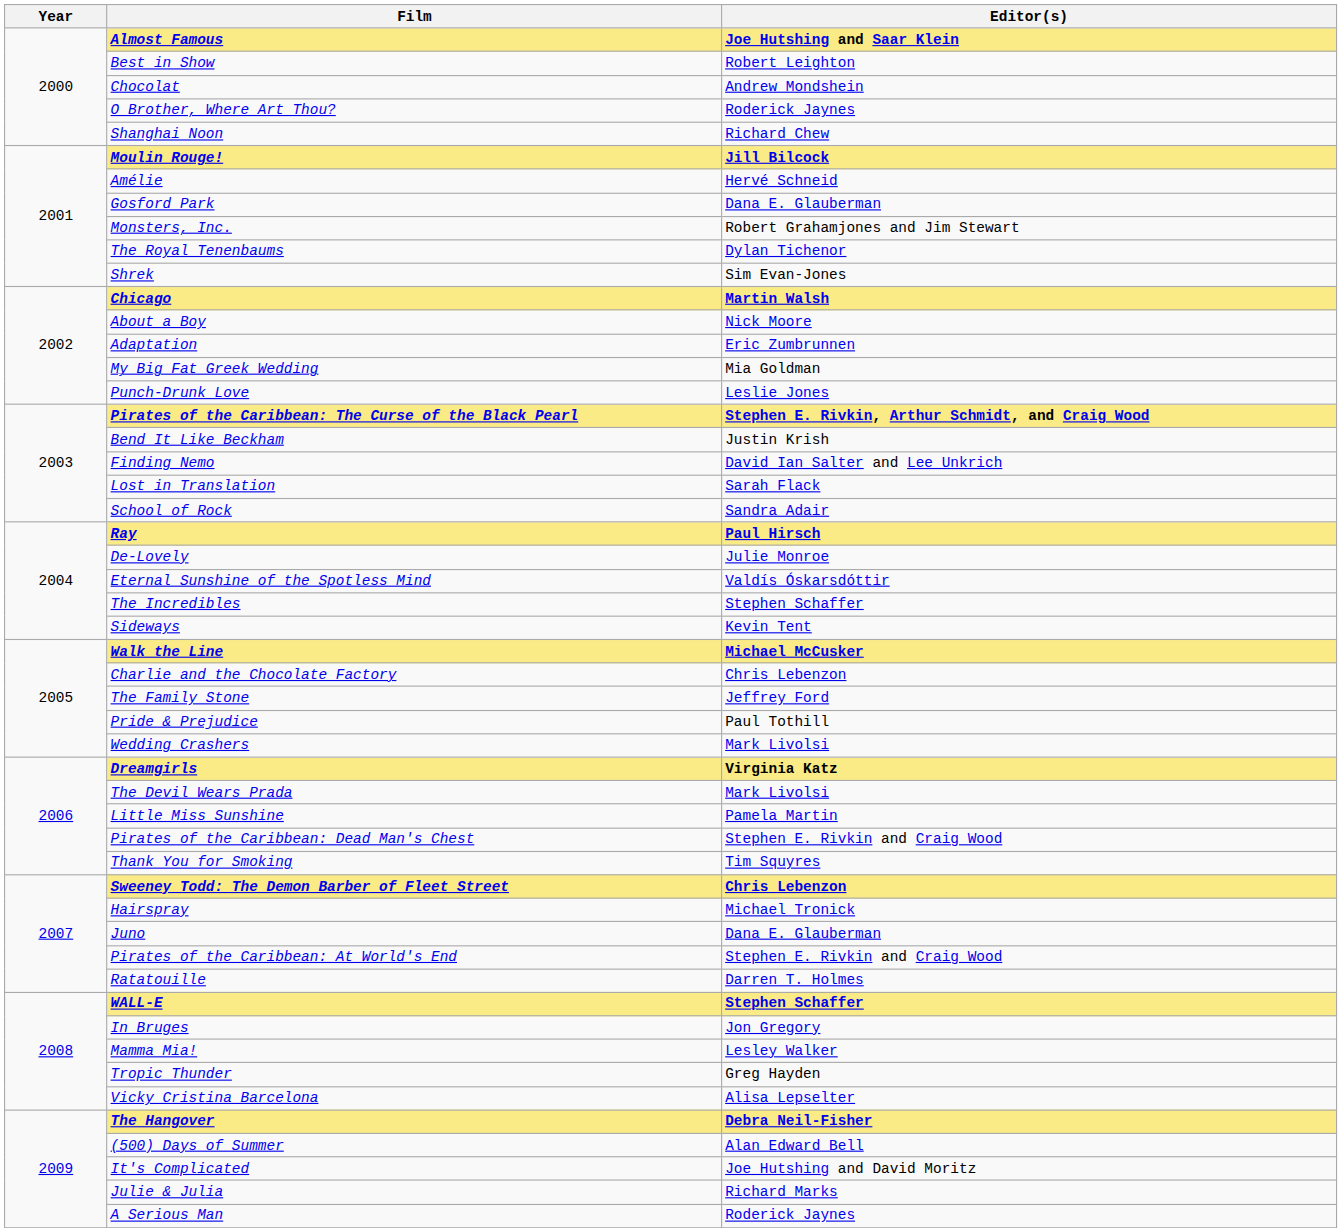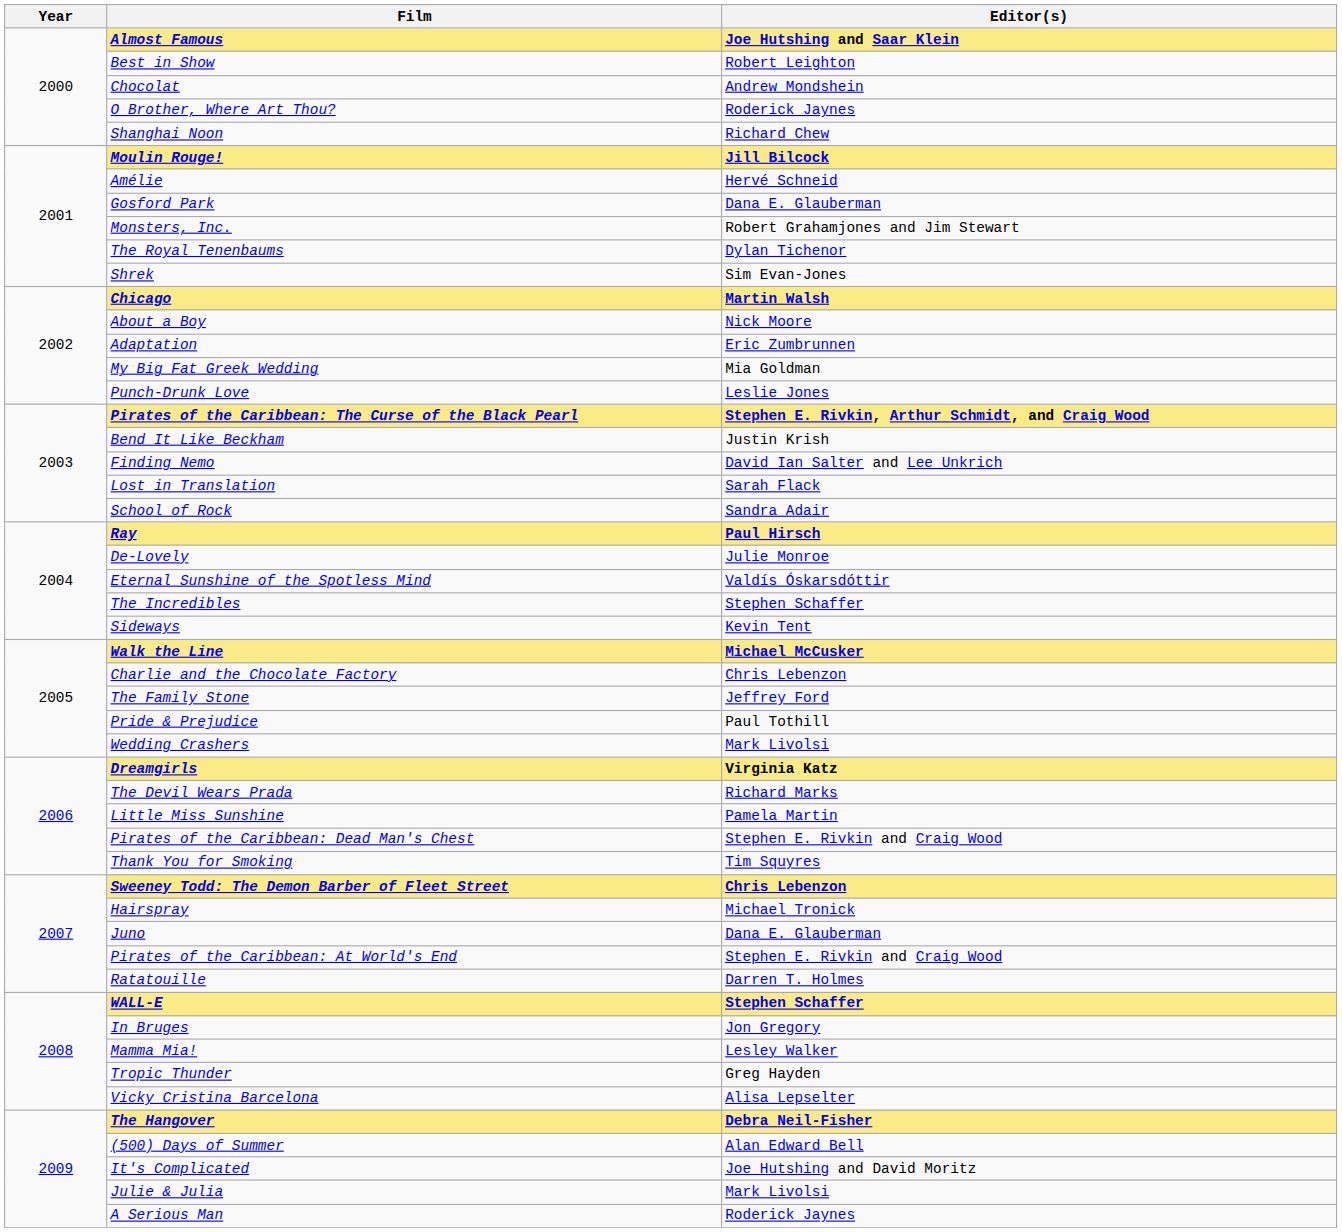(777, 792) Mark Livolsi -> (781, 792) Richard Marks
(781, 1192) Richard Marks -> (777, 1192) Mark Livolsi
